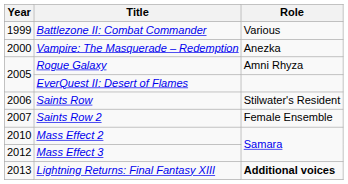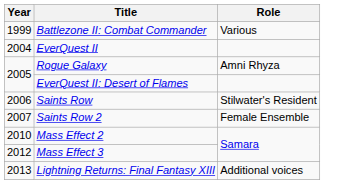- row: (138, 48)
+ row: (67, 48)
(289, 170) bold -> (262, 170) normal
